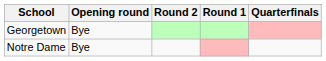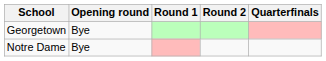columns swapped: (224, 13) <-> (176, 13)
